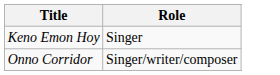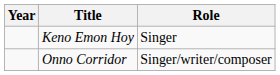+ column: (22, 15)
